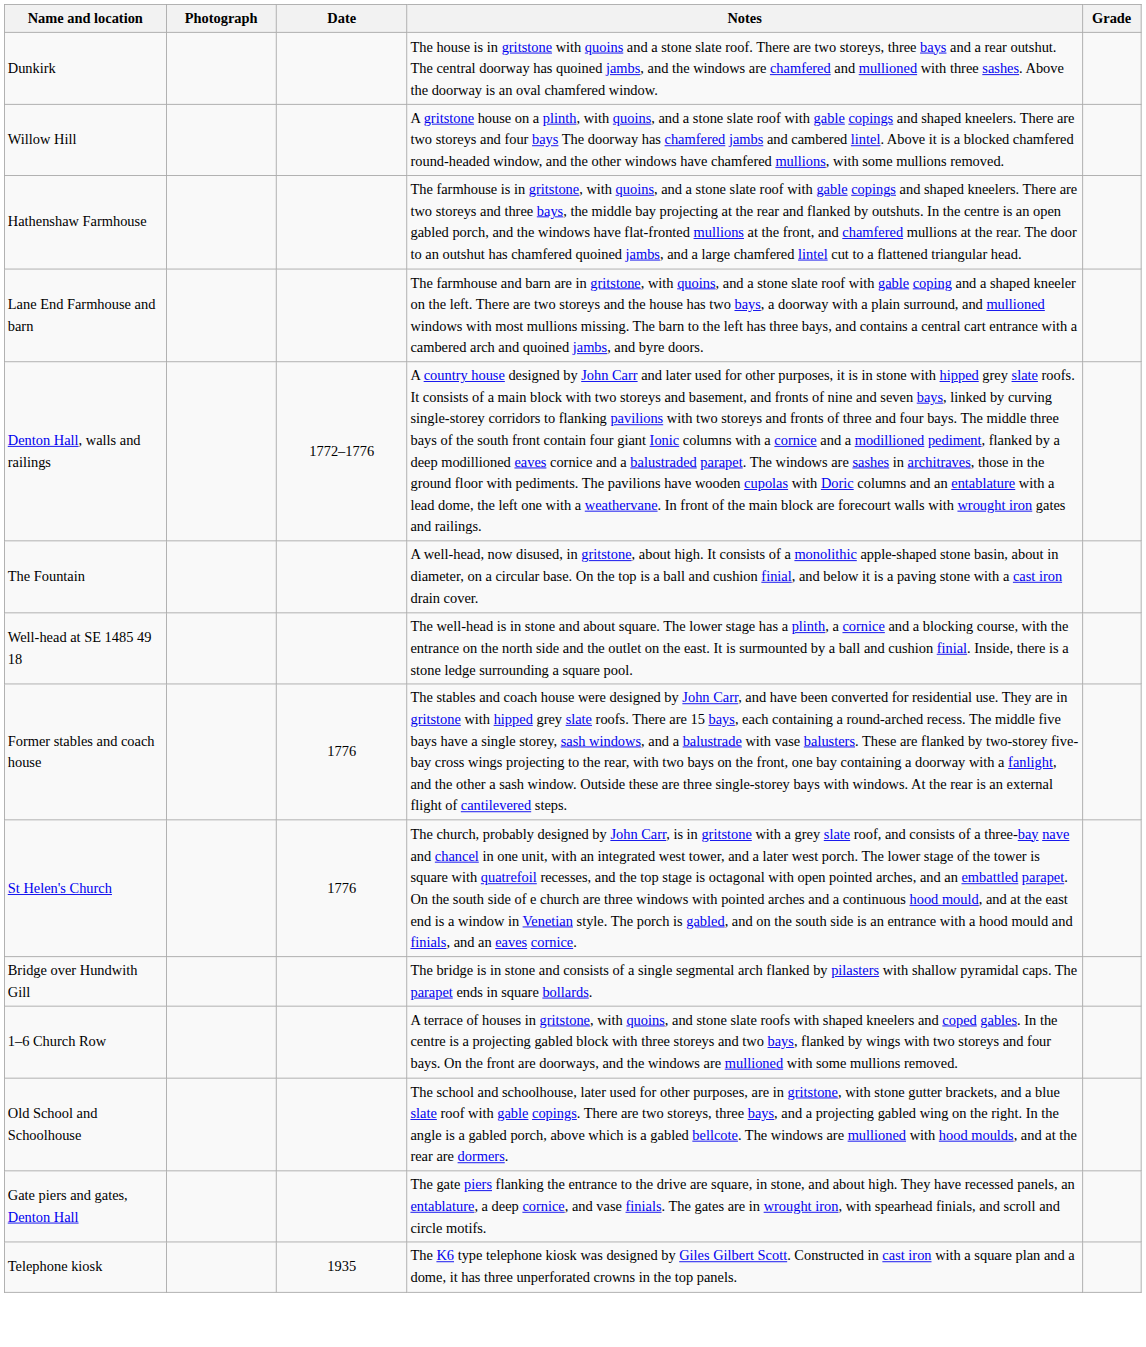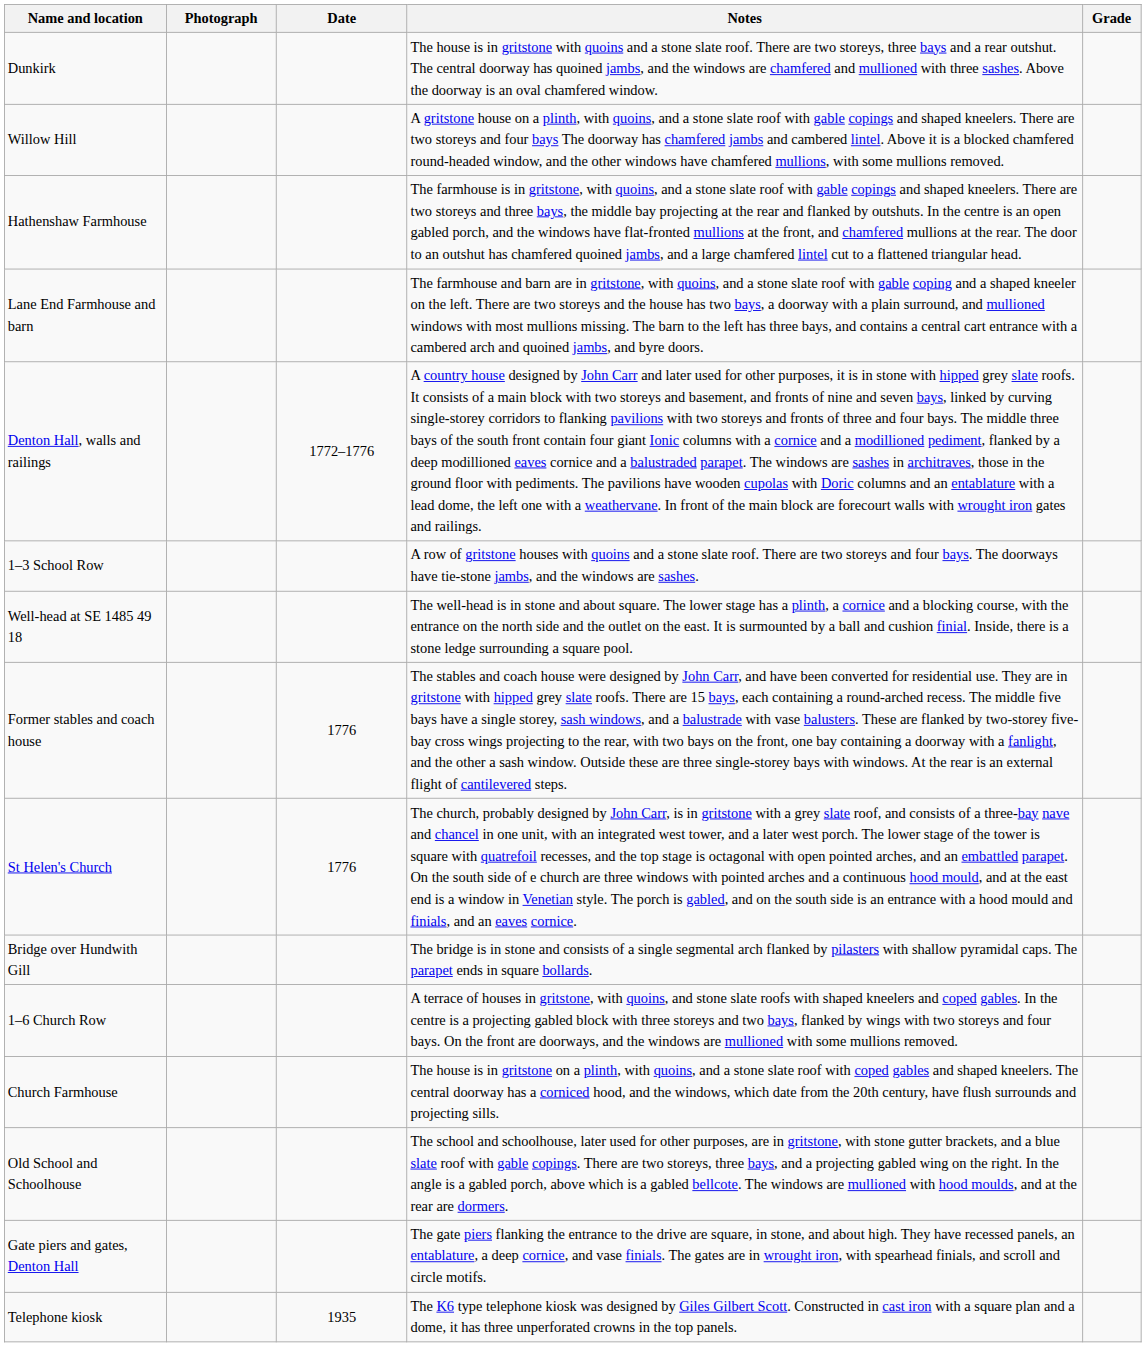+ row: (56, 566)
- row: (46, 576)
+ row: (63, 1091)
